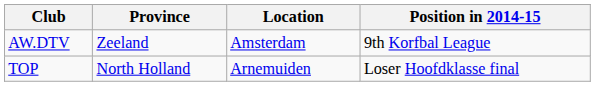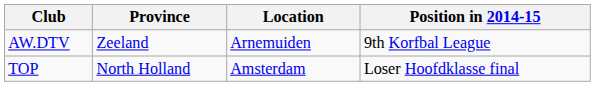(268, 42) Amsterdam -> (271, 42) Arnemuiden
(271, 68) Arnemuiden -> (268, 68) Amsterdam
